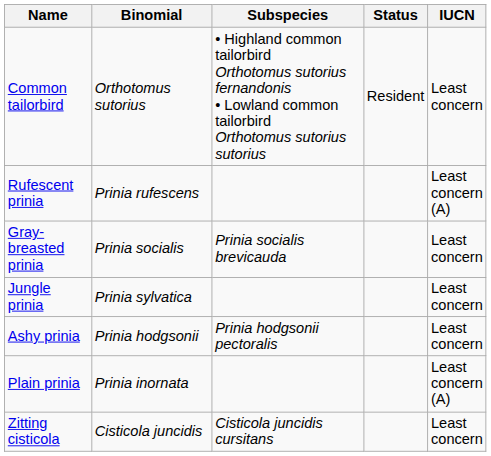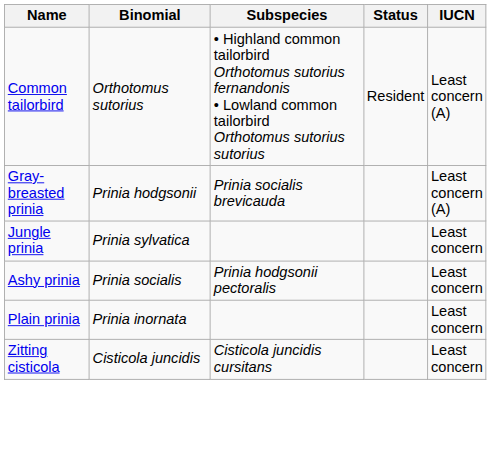(457, 96) Least concern -> (457, 96) Least concern (A)
- row: (41, 193)
(139, 249) Prinia socialis -> (144, 193) Prinia hodgsonii
(457, 249) Least concern -> (457, 193) Least concern (A)
(147, 336) Prinia hodgsonii -> (137, 280) Prinia socialis
(457, 383) Least concern (A) -> (457, 319) Least concern
